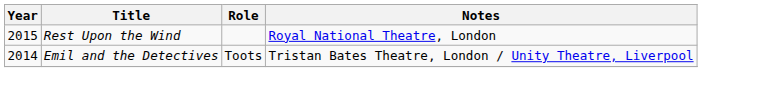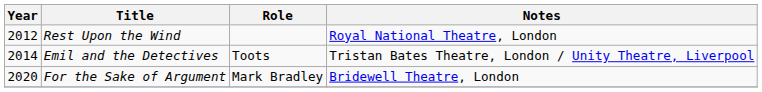(23, 35) 2015 -> (23, 35) 2012
+ row: (135, 76)
